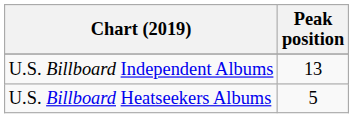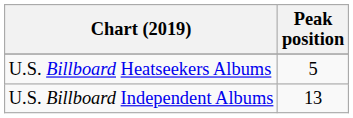rows swapped: (140, 98) <-> (141, 68)
